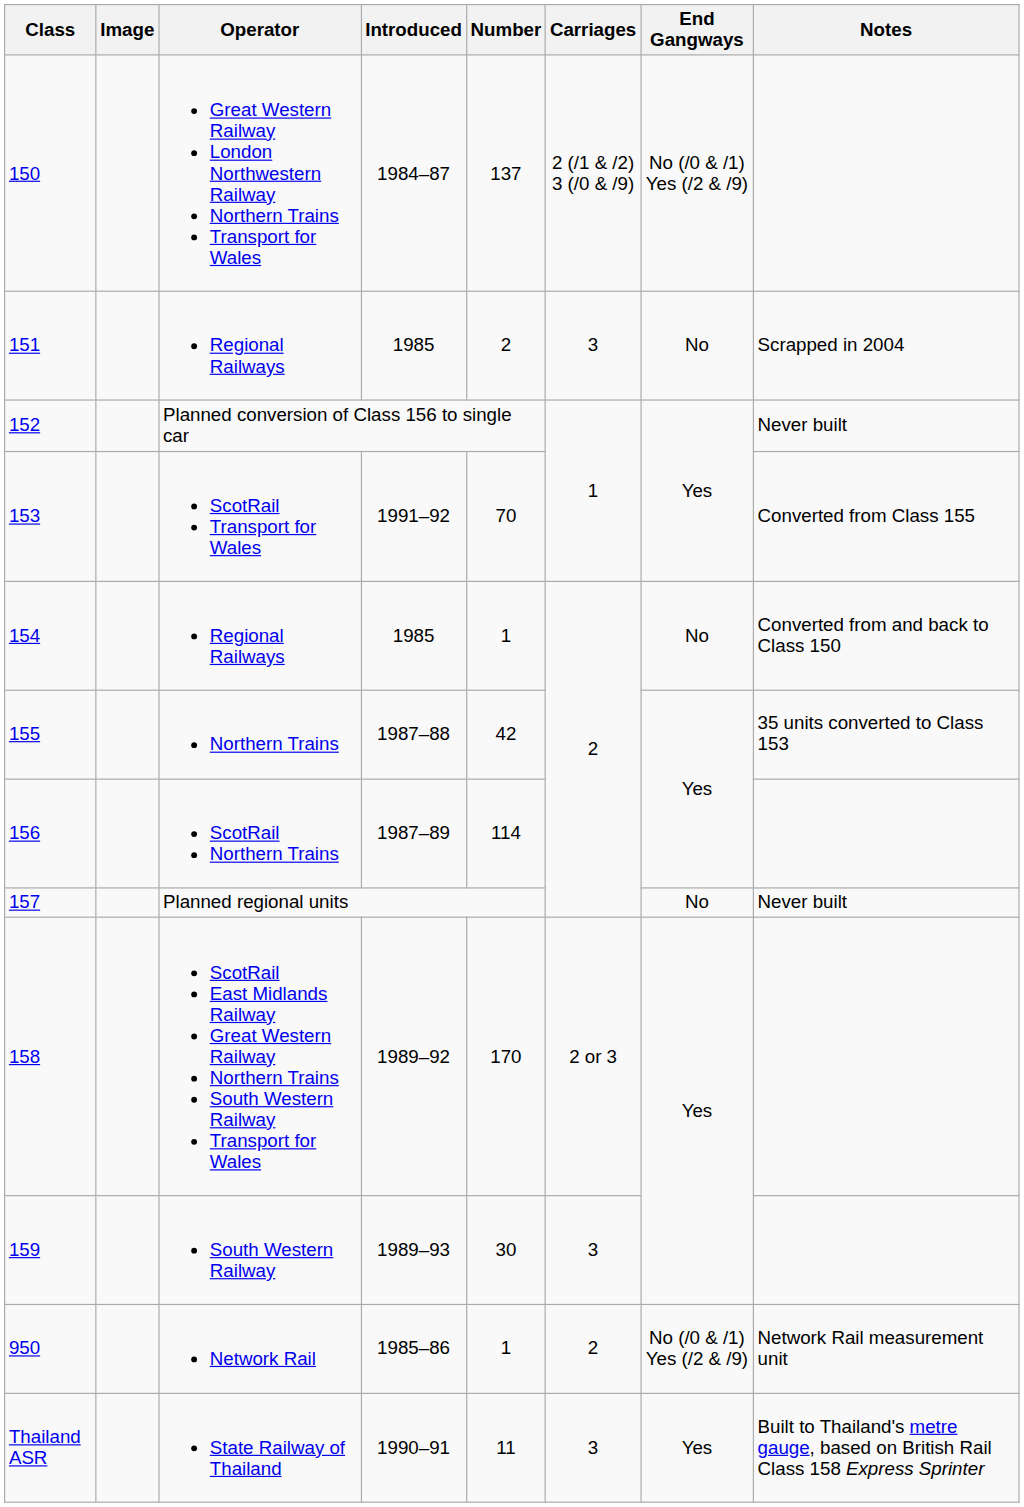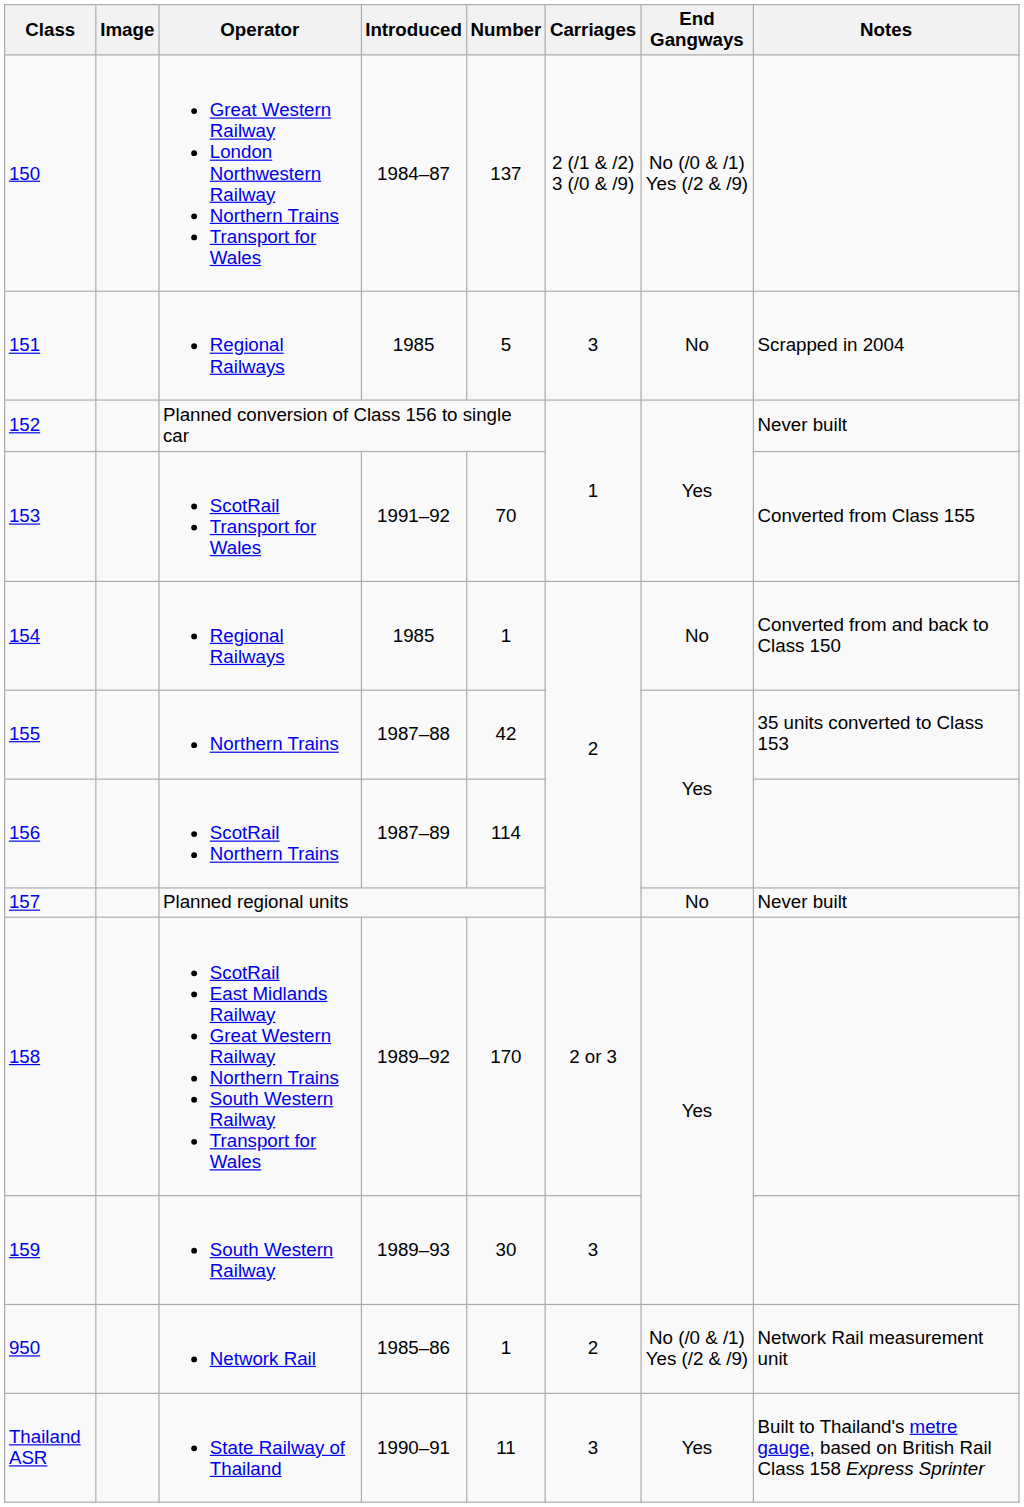(506, 345) 2 -> (506, 345) 5
